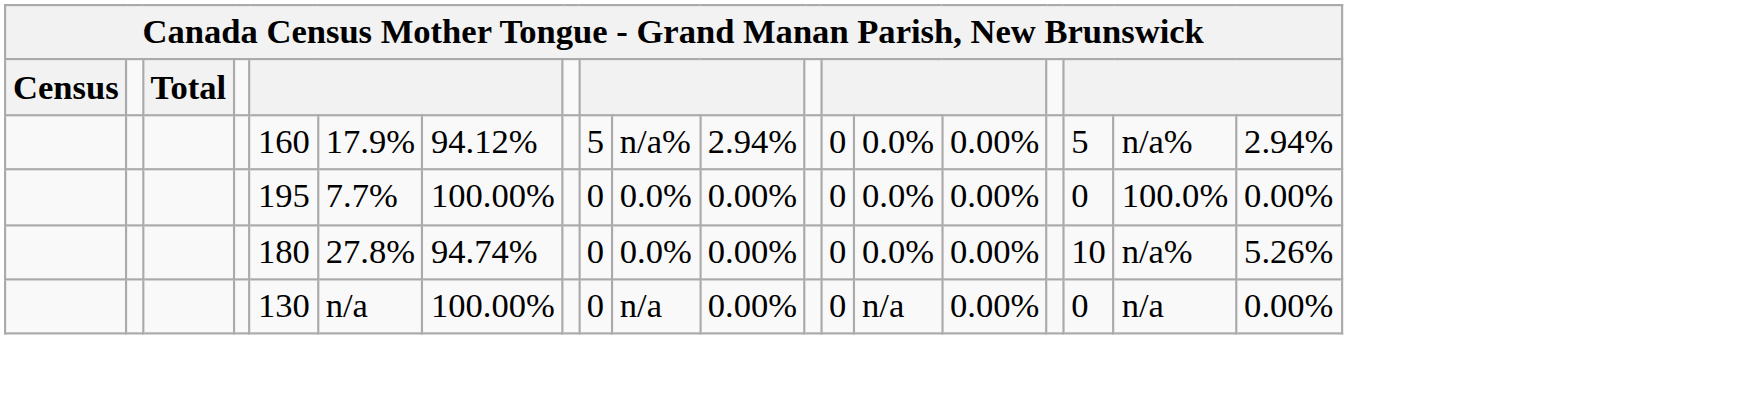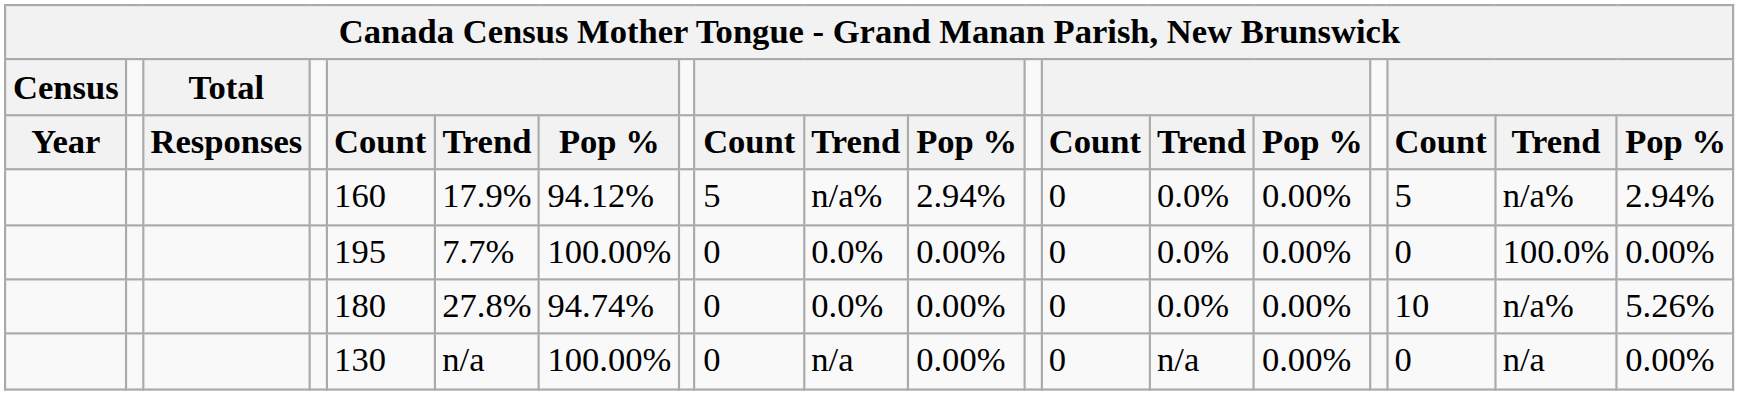+ row: (66, 141)
